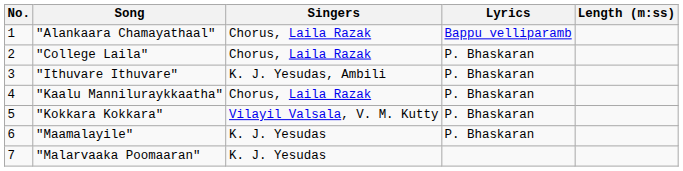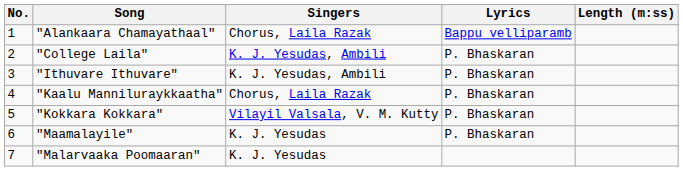(300, 55) Chorus, Laila Razak -> (308, 55) K. J. Yesudas, Ambili
